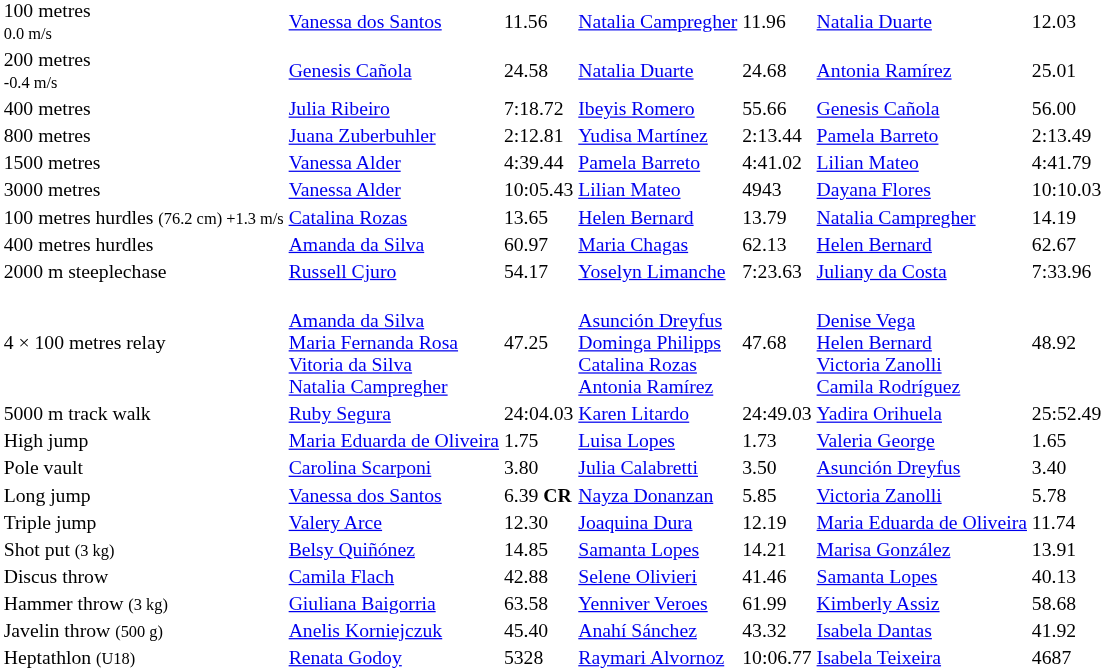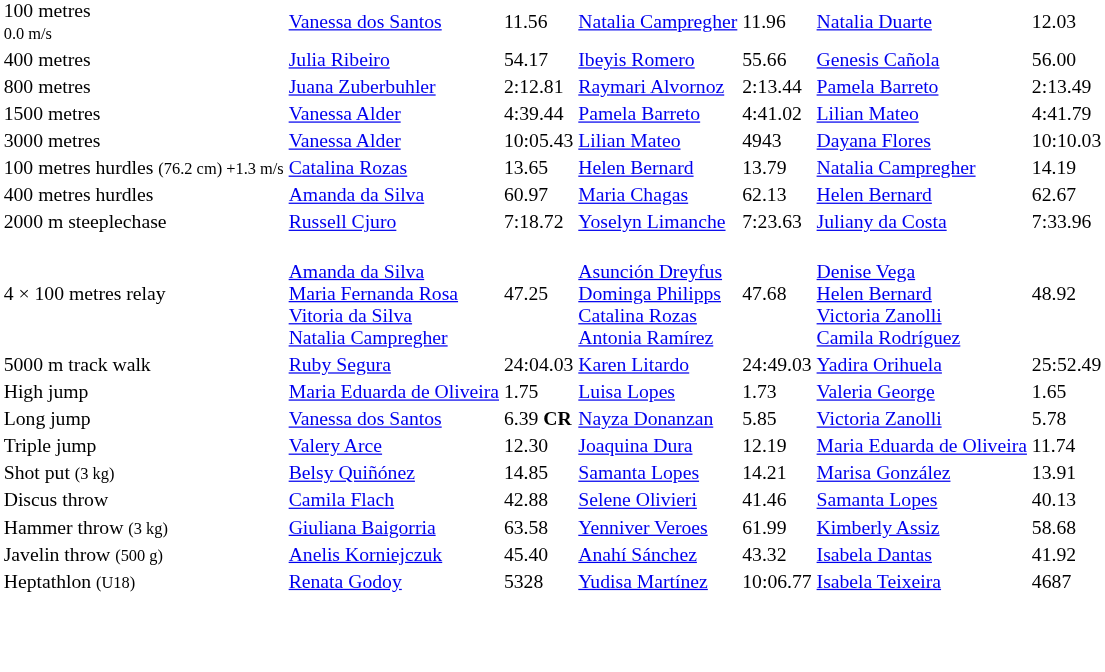- row: (47, 70)
(534, 109) 7:18.72 -> (526, 59) 54.17
(643, 136) Yudisa Martínez -> (651, 86) Raymari Alvornoz
(526, 271) 54.17 -> (534, 222) 7:18.72
- row: (43, 468)
(651, 657) Raymari Alvornoz -> (643, 581) Yudisa Martínez
